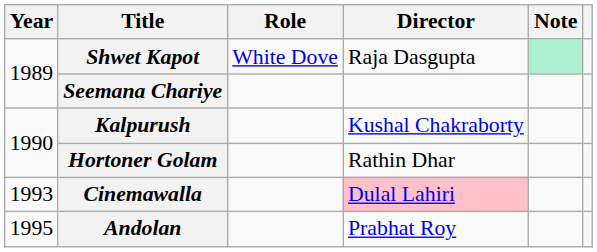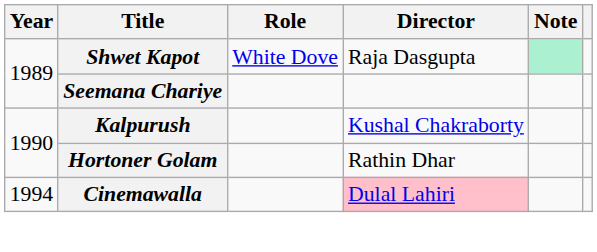(31, 194) 1993 -> (31, 194) 1994
- row: (143, 228)
